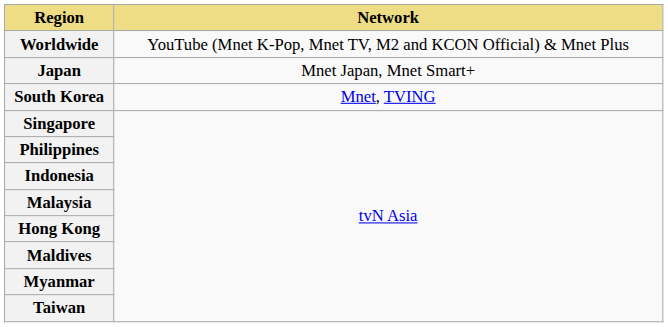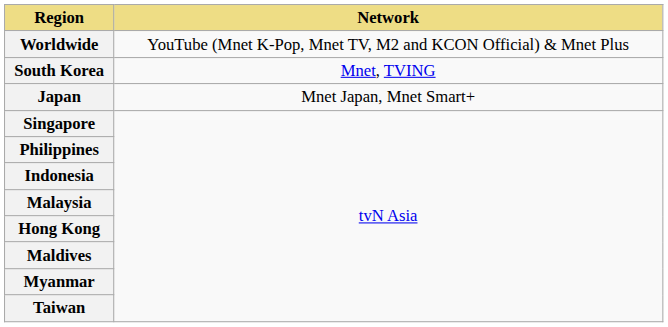rows swapped: (59, 96) <-> (59, 70)
